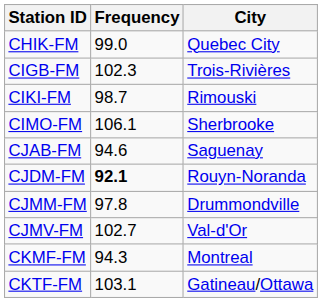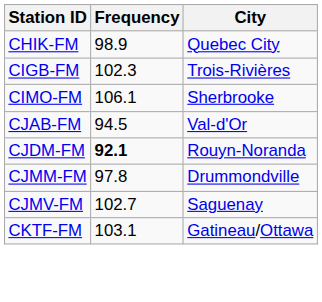(111, 44) 99.0 -> (111, 44) 98.9
- row: (40, 97)
(111, 151) 94.6 -> (111, 124) 94.5
(225, 151) Saguenay -> (217, 124) Val-d'Or
(217, 230) Val-d'Or -> (225, 204) Saguenay
- row: (47, 257)
